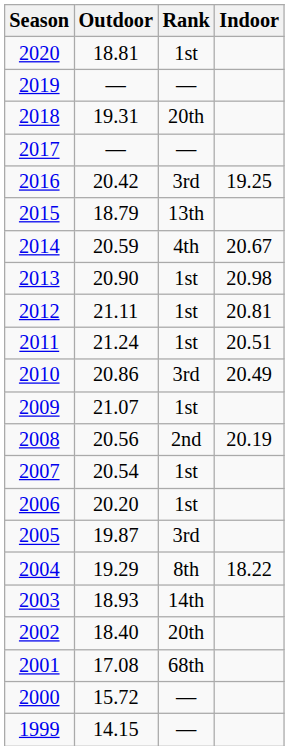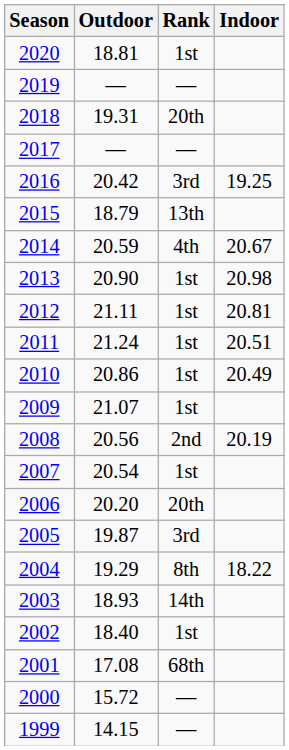(186, 375) 3rd -> (186, 375) 1st
(186, 504) 1st -> (186, 504) 20th
(186, 632) 20th -> (186, 632) 1st
